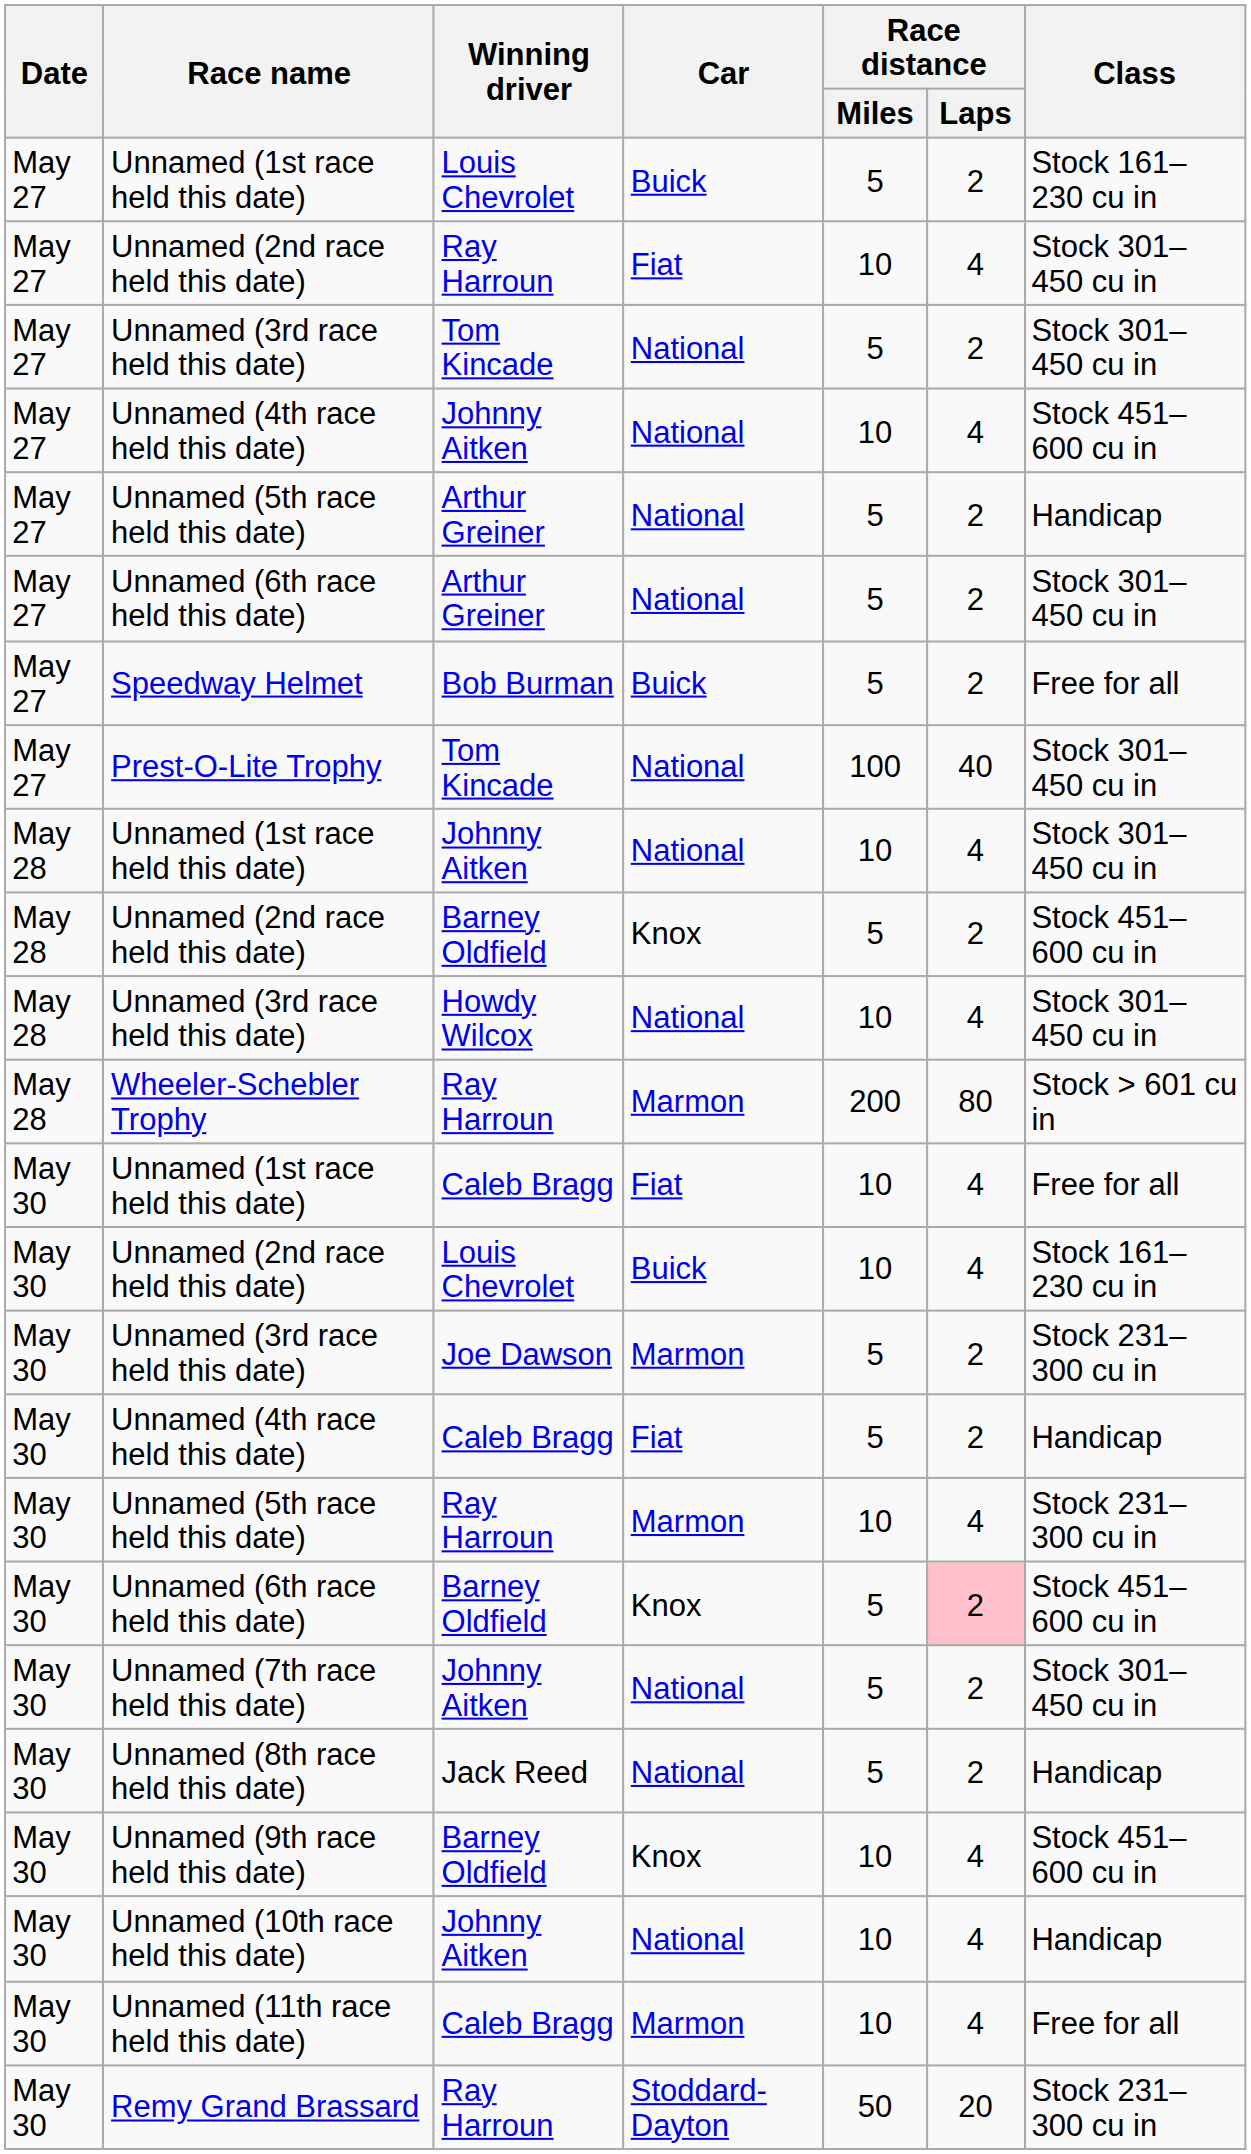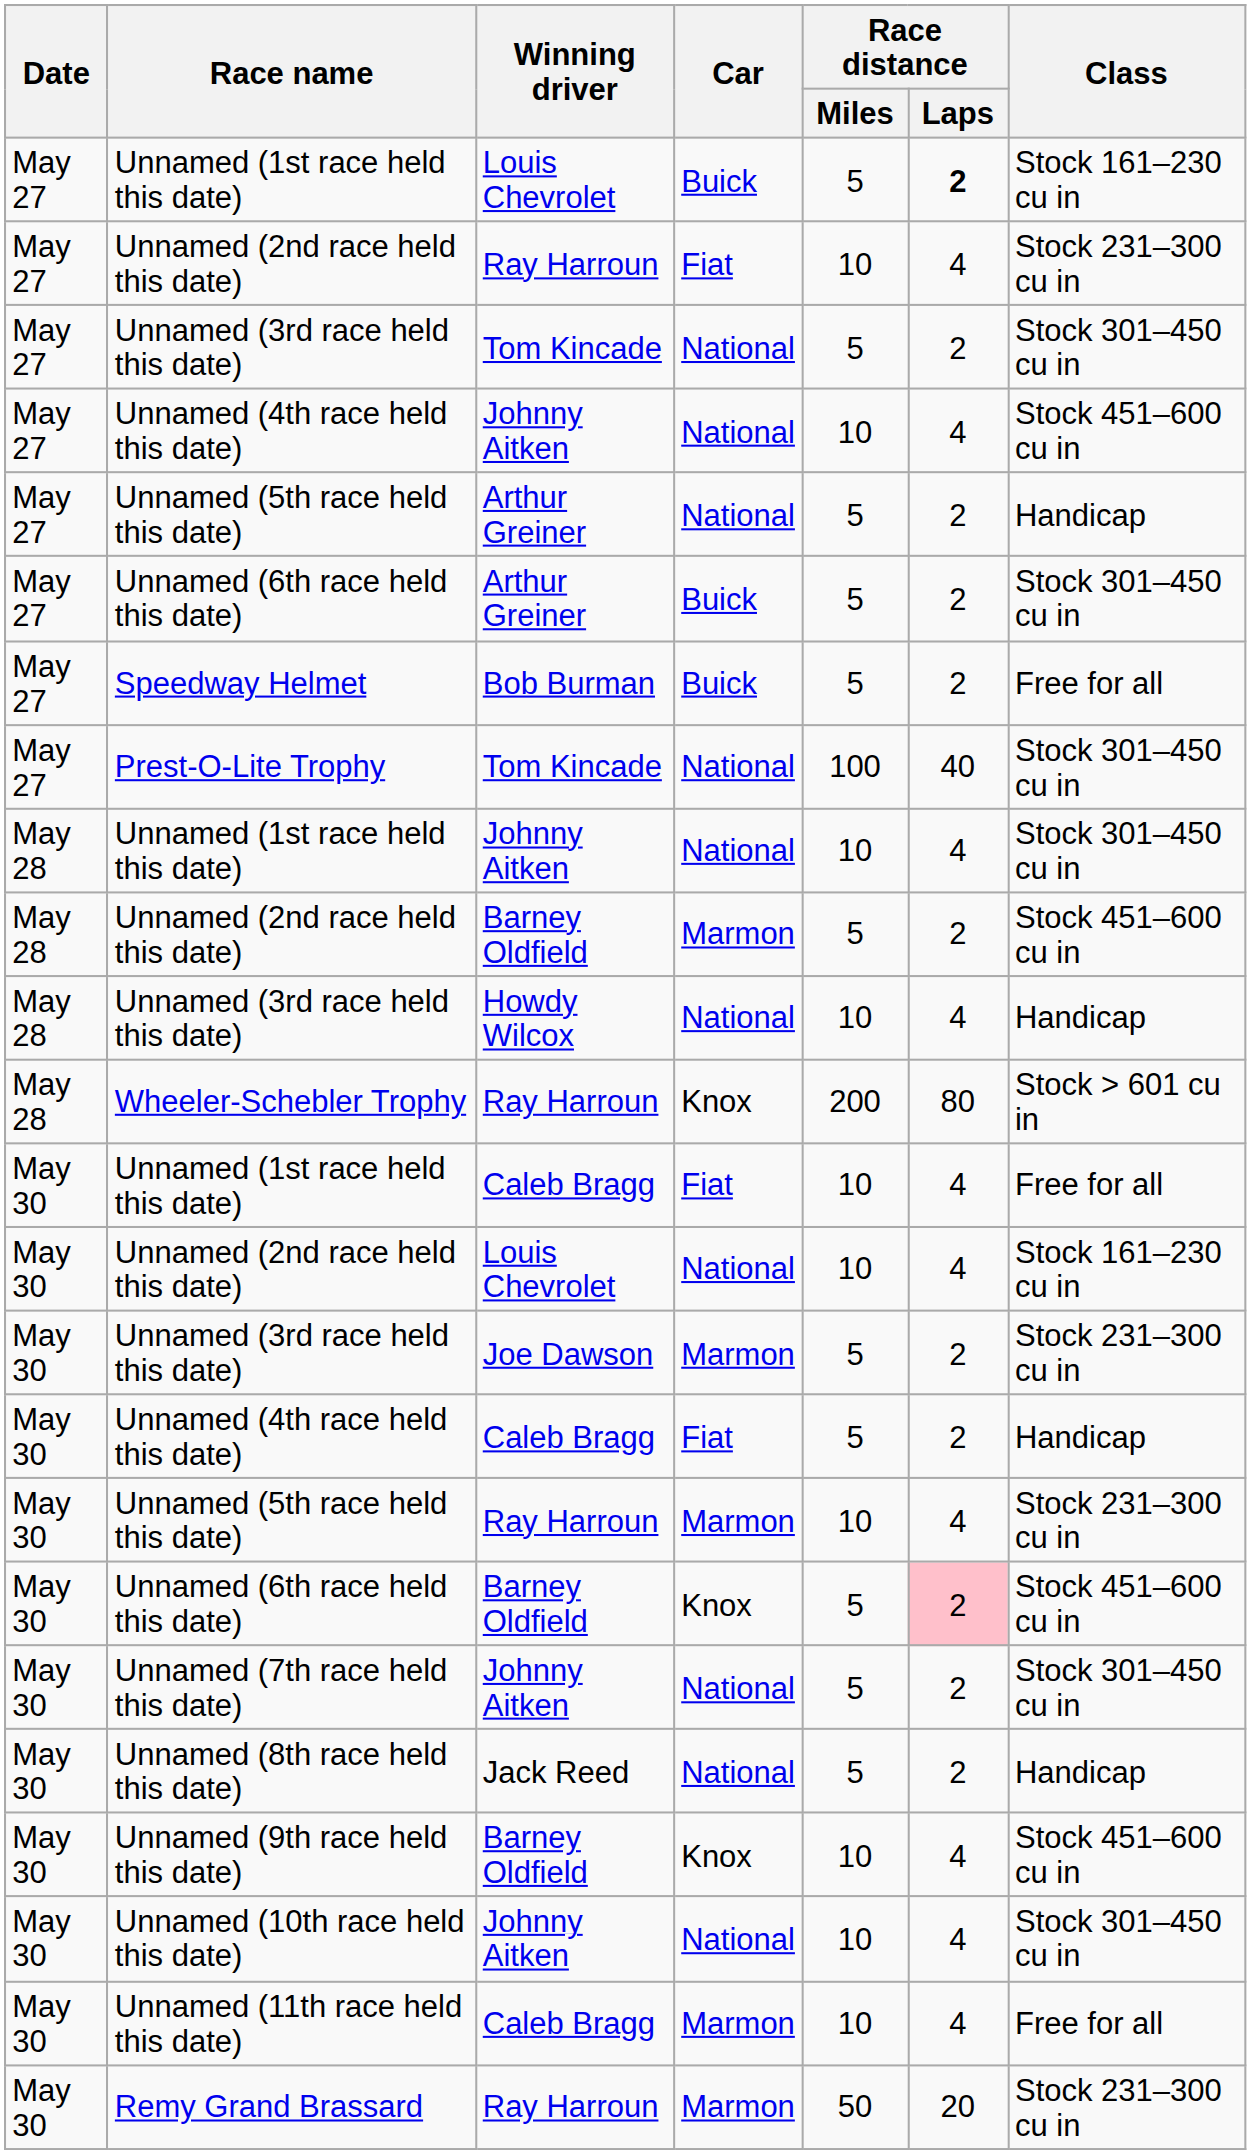(975, 180) normal -> (958, 180) bold
(1109, 264) Stock 301–450 cu in -> (1118, 264) Stock 231–300 cu in
(688, 599) National -> (719, 599) Buick
(666, 934) Knox -> (738, 934) Marmon
(1109, 1018) Stock 301–450 cu in -> (1080, 1018) Handicap
(688, 1101) Marmon -> (717, 1101) Knox
(669, 1269) Buick -> (738, 1269) National
(1097, 1939) Handicap -> (1118, 1939) Stock 301–450 cu in
(699, 2107) Stoddard-Dayton -> (738, 2107) Marmon
